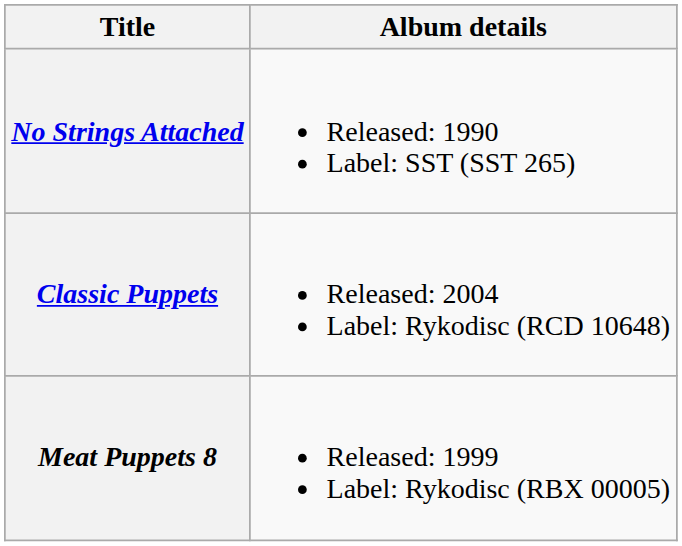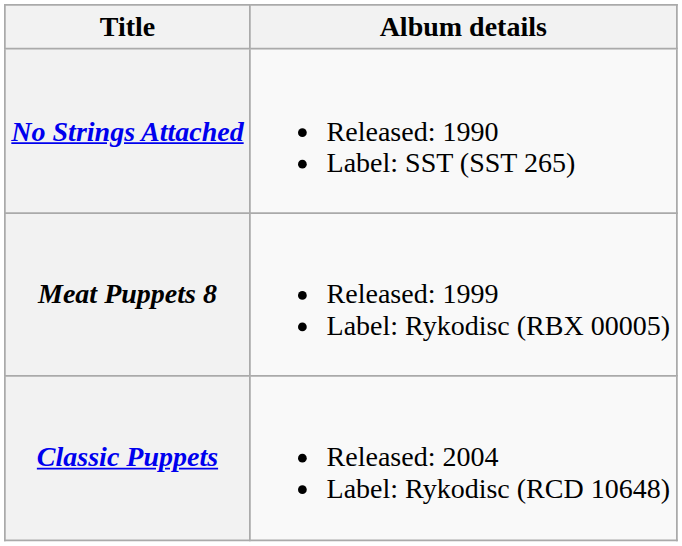rows swapped: (127, 457) <-> (127, 294)
